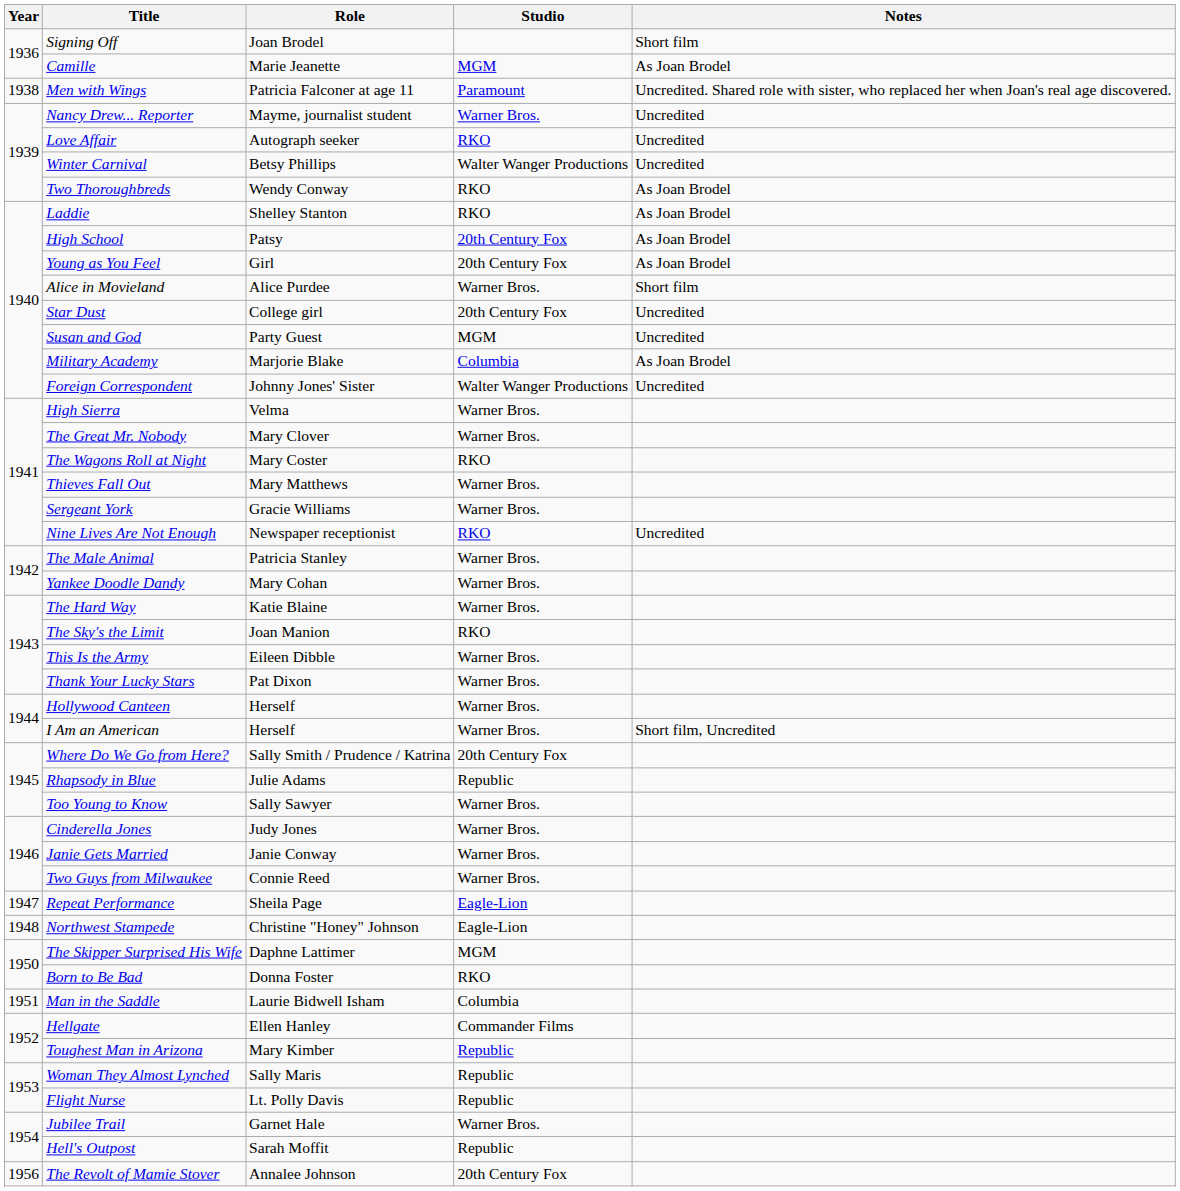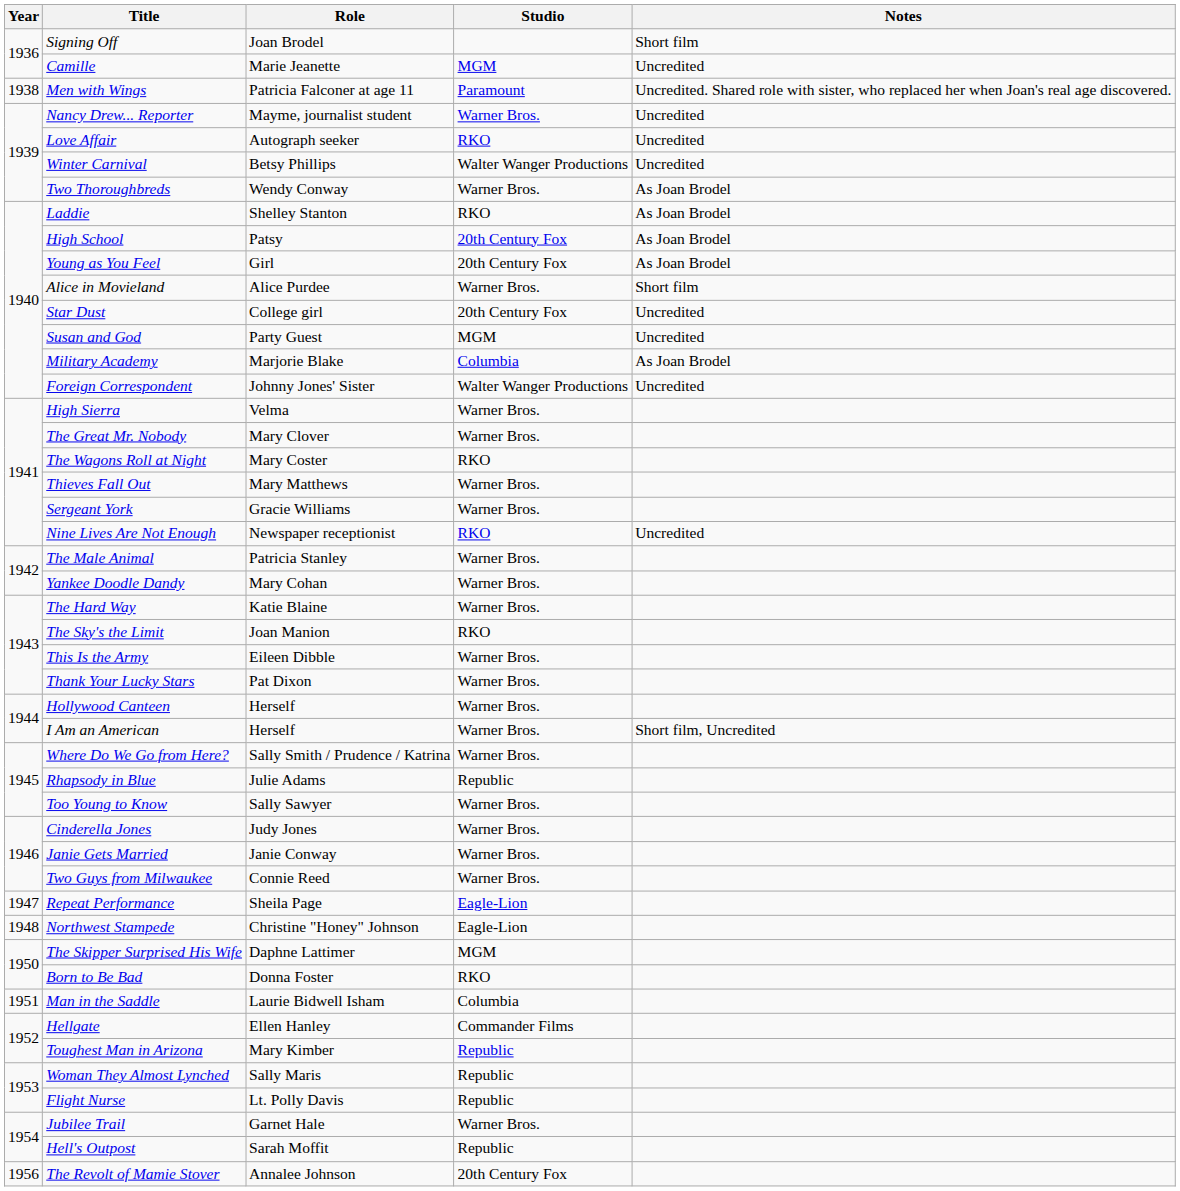(683, 66) As Joan Brodel -> (670, 66) Uncredited
(474, 189) RKO -> (499, 189) Warner Bros.
(512, 755) 20th Century Fox -> (499, 755) Warner Bros.
